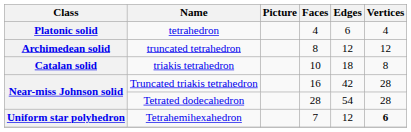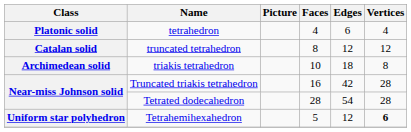(66, 48) Archimedean solid -> (66, 48) Catalan solid
(66, 65) Catalan solid -> (66, 65) Archimedean solid
(315, 118) 7 -> (315, 118) 5
